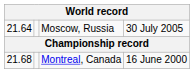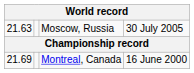(19, 28) 21.64 -> (19, 28) 21.63
(19, 60) 21.68 -> (19, 60) 21.69
